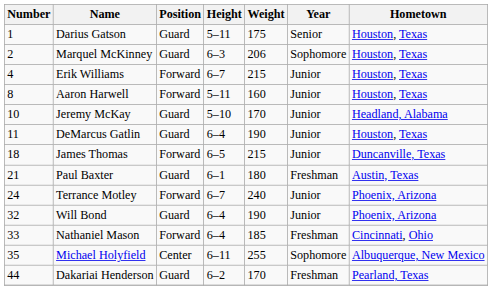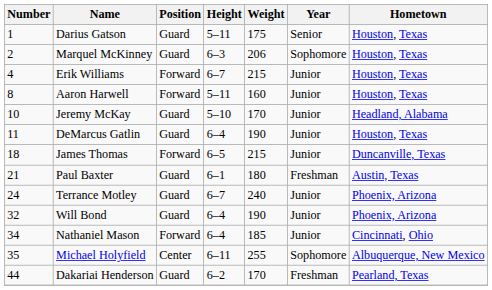(180, 195) Forward -> (174, 195) Guard
(13, 235) 33 -> (13, 235) 34
(314, 235) Freshman -> (305, 235) Junior
